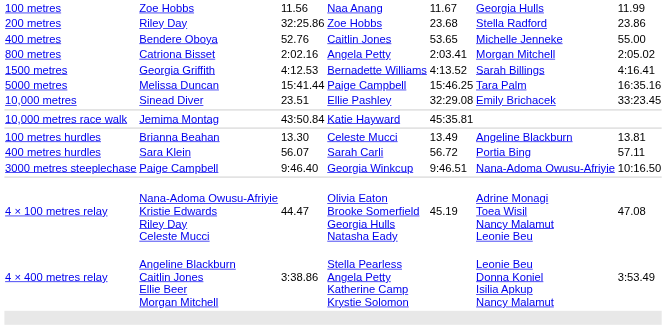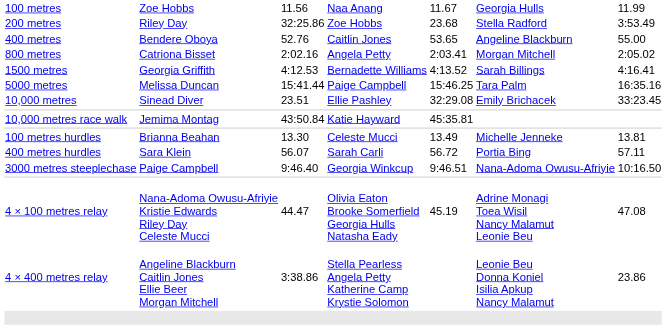(632, 23) 23.86 -> (636, 23) 3:53.49
(519, 39) Michelle Jenneke -> (524, 39) Angeline Blackburn
(524, 137) Angeline Blackburn -> (519, 137) Michelle Jenneke
(636, 277) 3:53.49 -> (632, 277) 23.86
